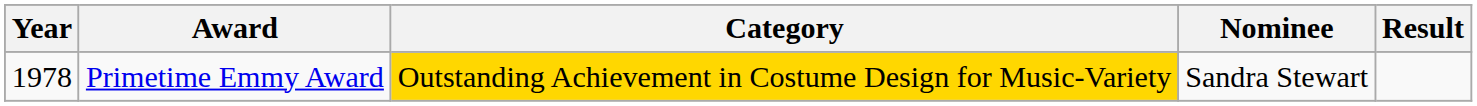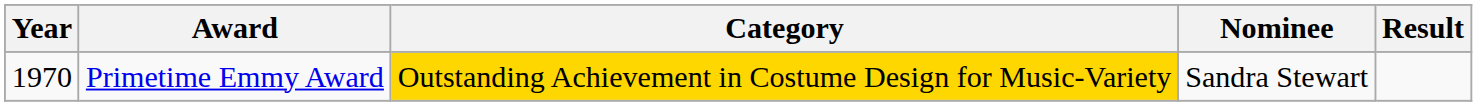(42, 76) 1978 -> (42, 76) 1970
